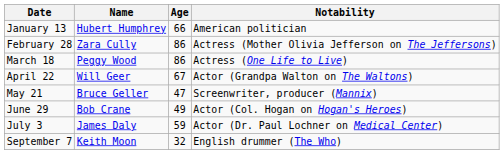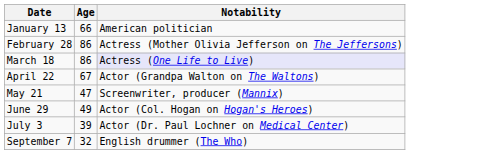- column: (121, 12)
(271, 61) no background -> (177, 61) lavender background
(180, 125) 59 -> (86, 125) 39
